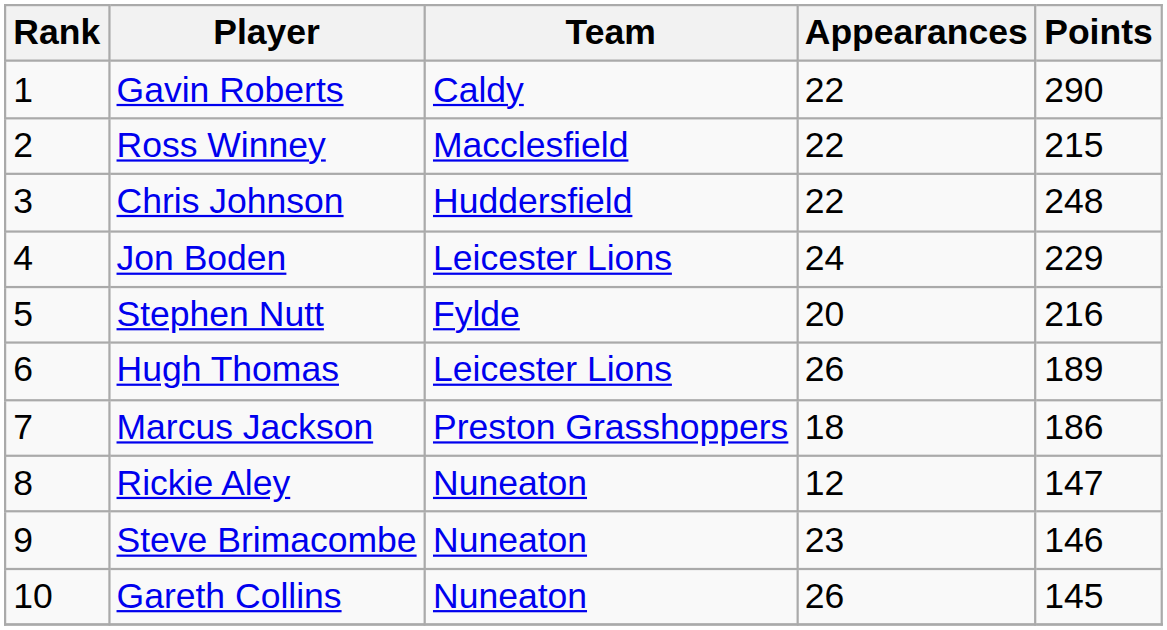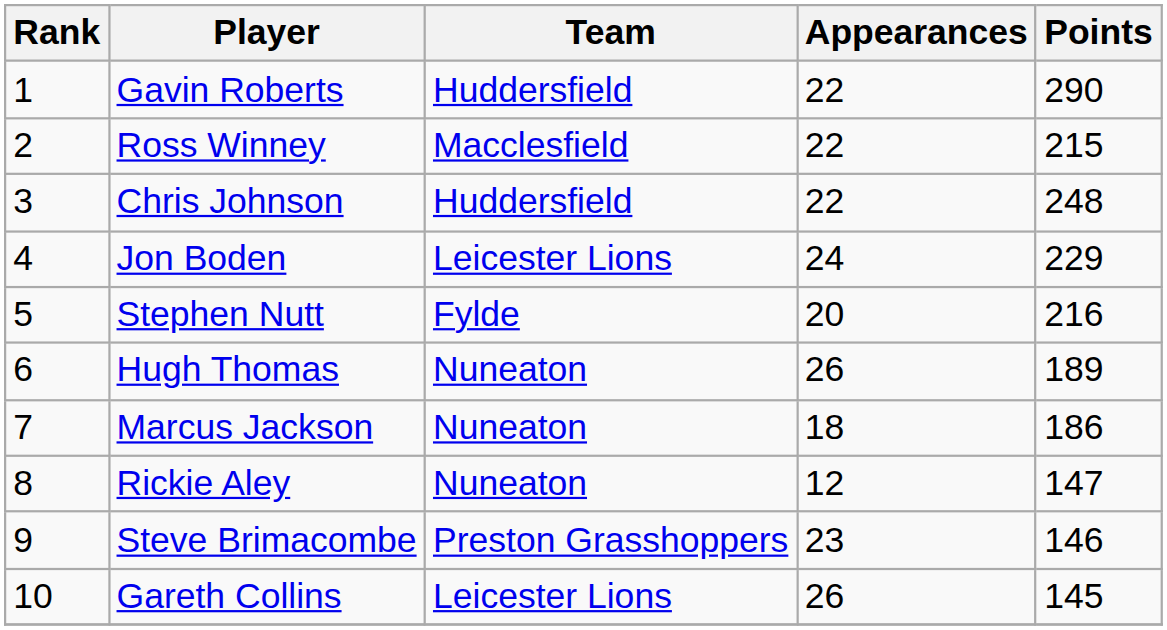(478, 88) Caldy -> (533, 88) Huddersfield
(552, 370) Leicester Lions -> (510, 370) Nuneaton
(611, 426) Preston Grasshoppers -> (510, 426) Nuneaton
(510, 539) Nuneaton -> (611, 539) Preston Grasshoppers
(510, 595) Nuneaton -> (552, 595) Leicester Lions
